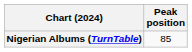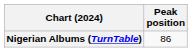(166, 39) 85 -> (166, 39) 86
